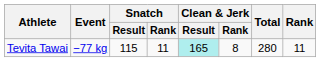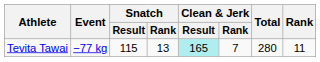(163, 48) 11 -> (163, 48) 13
(235, 48) 8 -> (235, 48) 7
